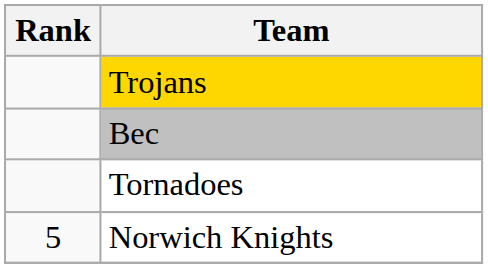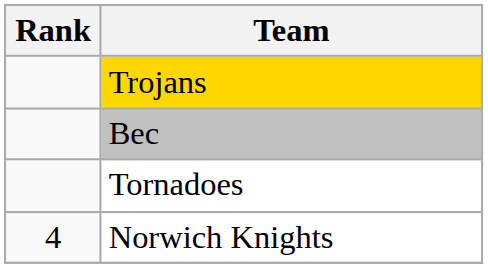(53, 236) 5 -> (53, 236) 4
